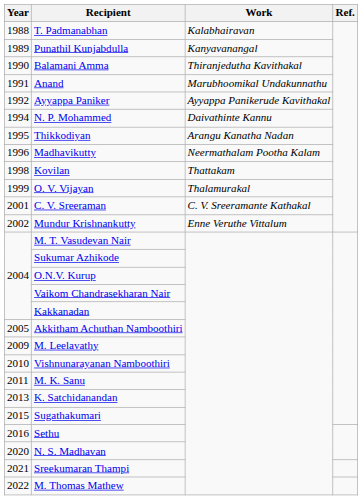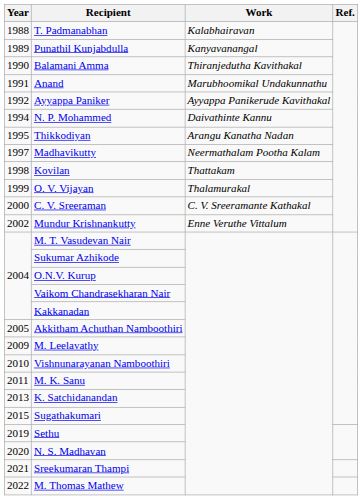(18, 153) 1996 -> (18, 153) 1997
(18, 205) 2001 -> (18, 205) 2000
(18, 433) 2016 -> (18, 433) 2019
